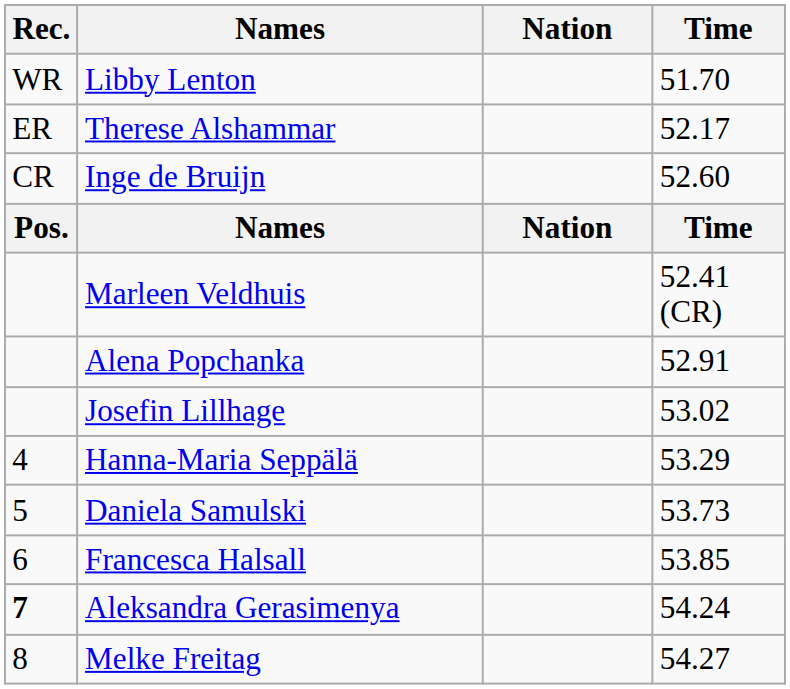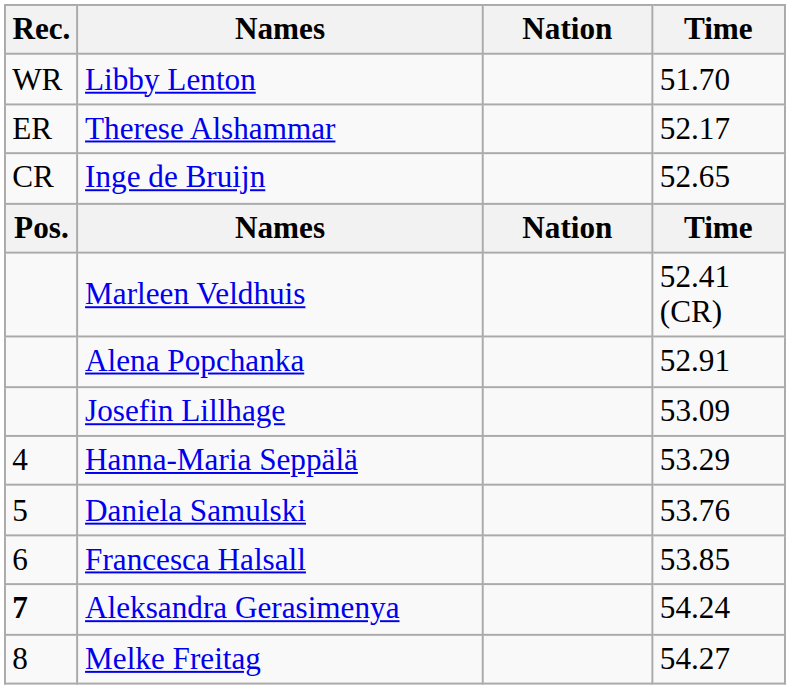(695, 177) 52.60 -> (695, 177) 52.65
(695, 410) 53.02 -> (695, 410) 53.09
(695, 509) 53.73 -> (695, 509) 53.76
